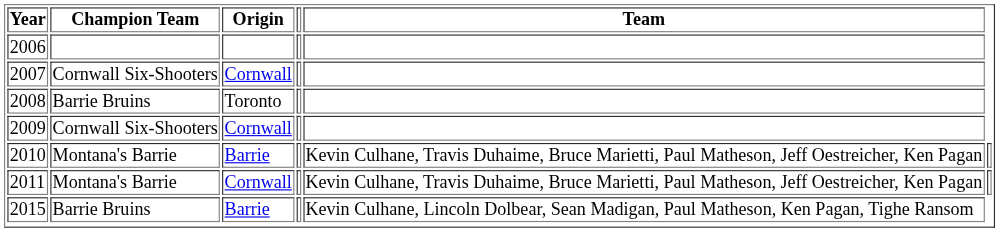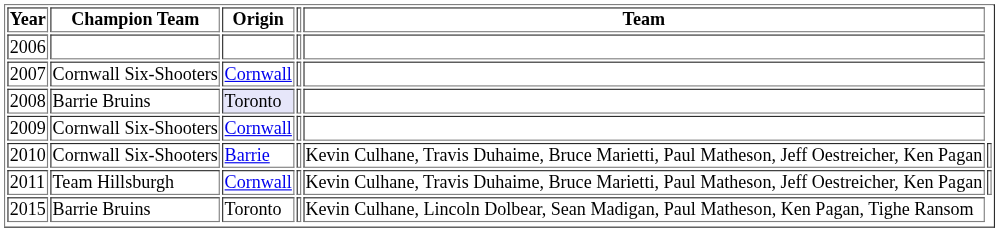(253, 101) no background -> (253, 101) lavender background
(115, 155) Montana's Barrie -> (135, 155) Cornwall Six-Shooters
(115, 182) Montana's Barrie -> (113, 182) Team Hillsburgh
(247, 209) Barrie -> (253, 209) Toronto
